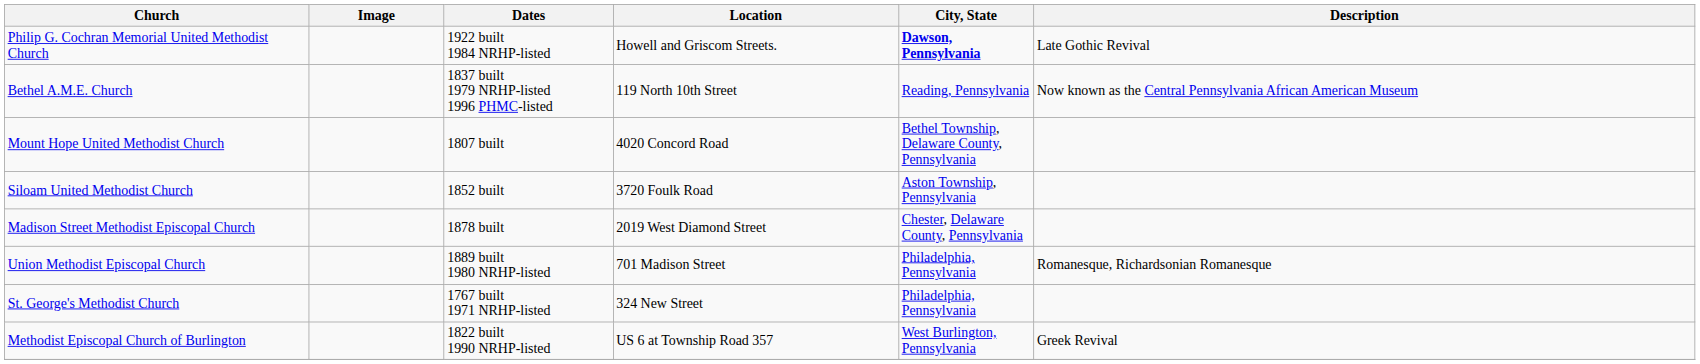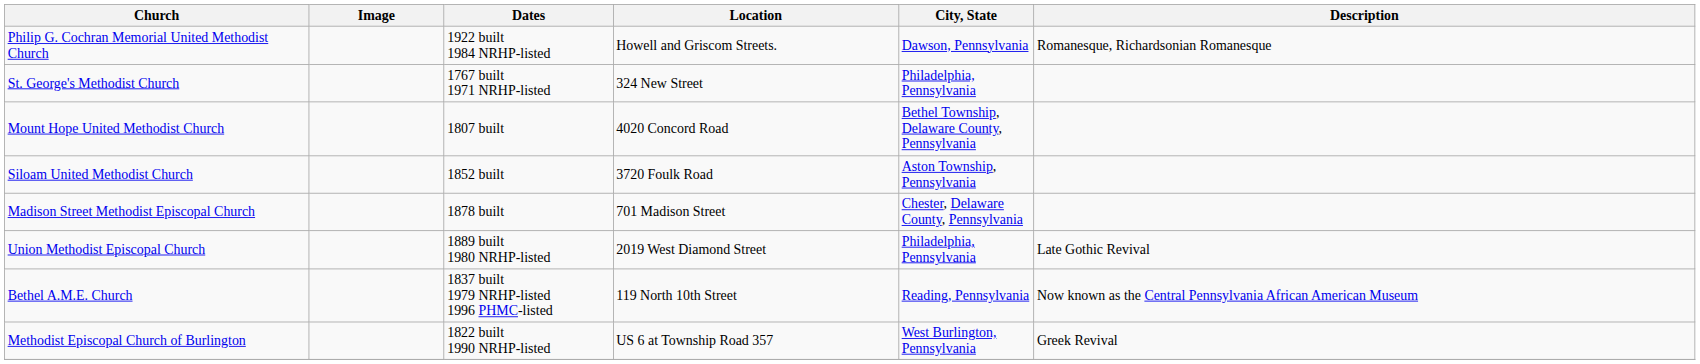(941, 45) bold -> (965, 45) normal
(1093, 45) Late Gothic Revival -> (1154, 45) Romanesque, Richardsonian Romanesque
rows swapped: (93, 303) <-> (70, 91)
(691, 227) 2019 West Diamond Street -> (671, 212) 701 Madison Street
(671, 265) 701 Madison Street -> (691, 249) 2019 West Diamond Street
(1154, 265) Romanesque, Richardsonian Romanesque -> (1093, 249) Late Gothic Revival
